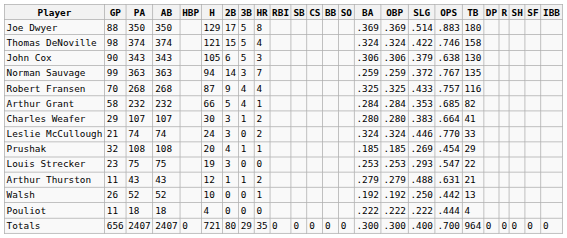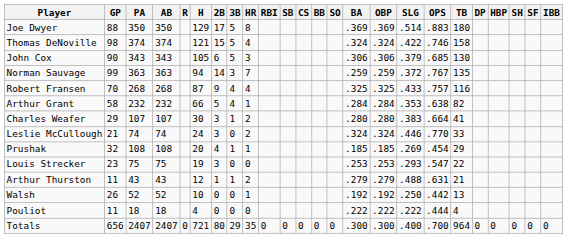columns swapped: (504, 12) <-> (191, 12)
(449, 58) .638 -> (437, 58) .685
(449, 104) .685 -> (437, 104) .638
